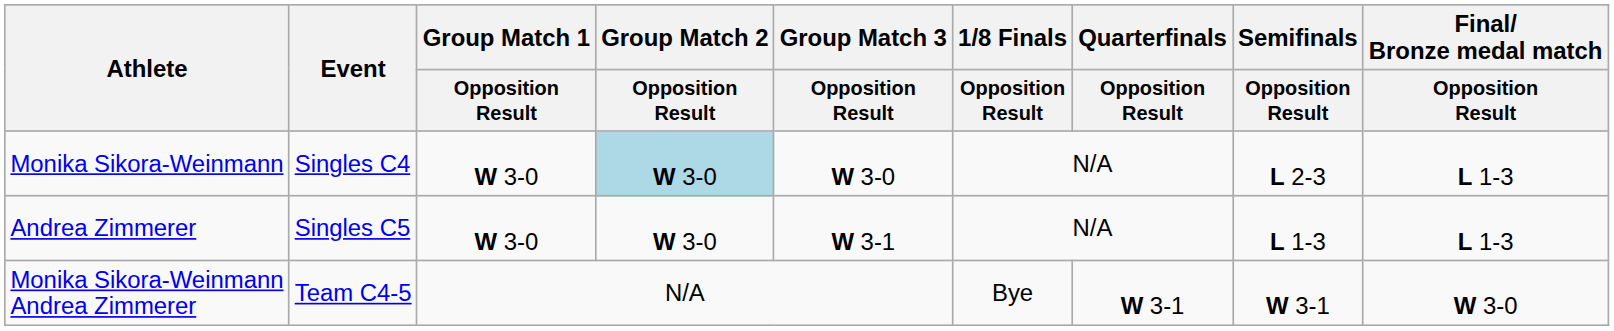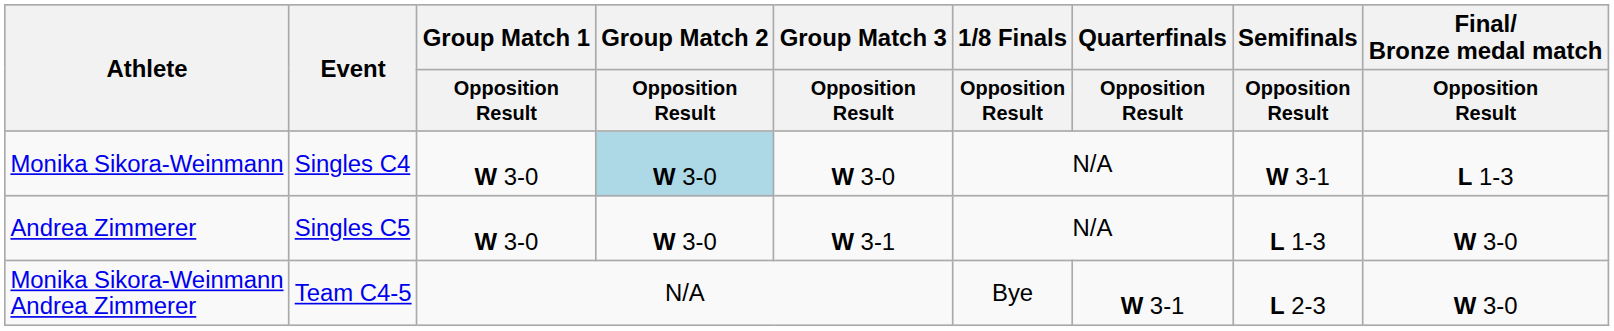(1298, 177) L 2-3 -> (1298, 177) W 3-1
(1486, 242) L 1-3 -> (1486, 242) W 3-0
(1298, 306) W 3-1 -> (1298, 306) L 2-3
